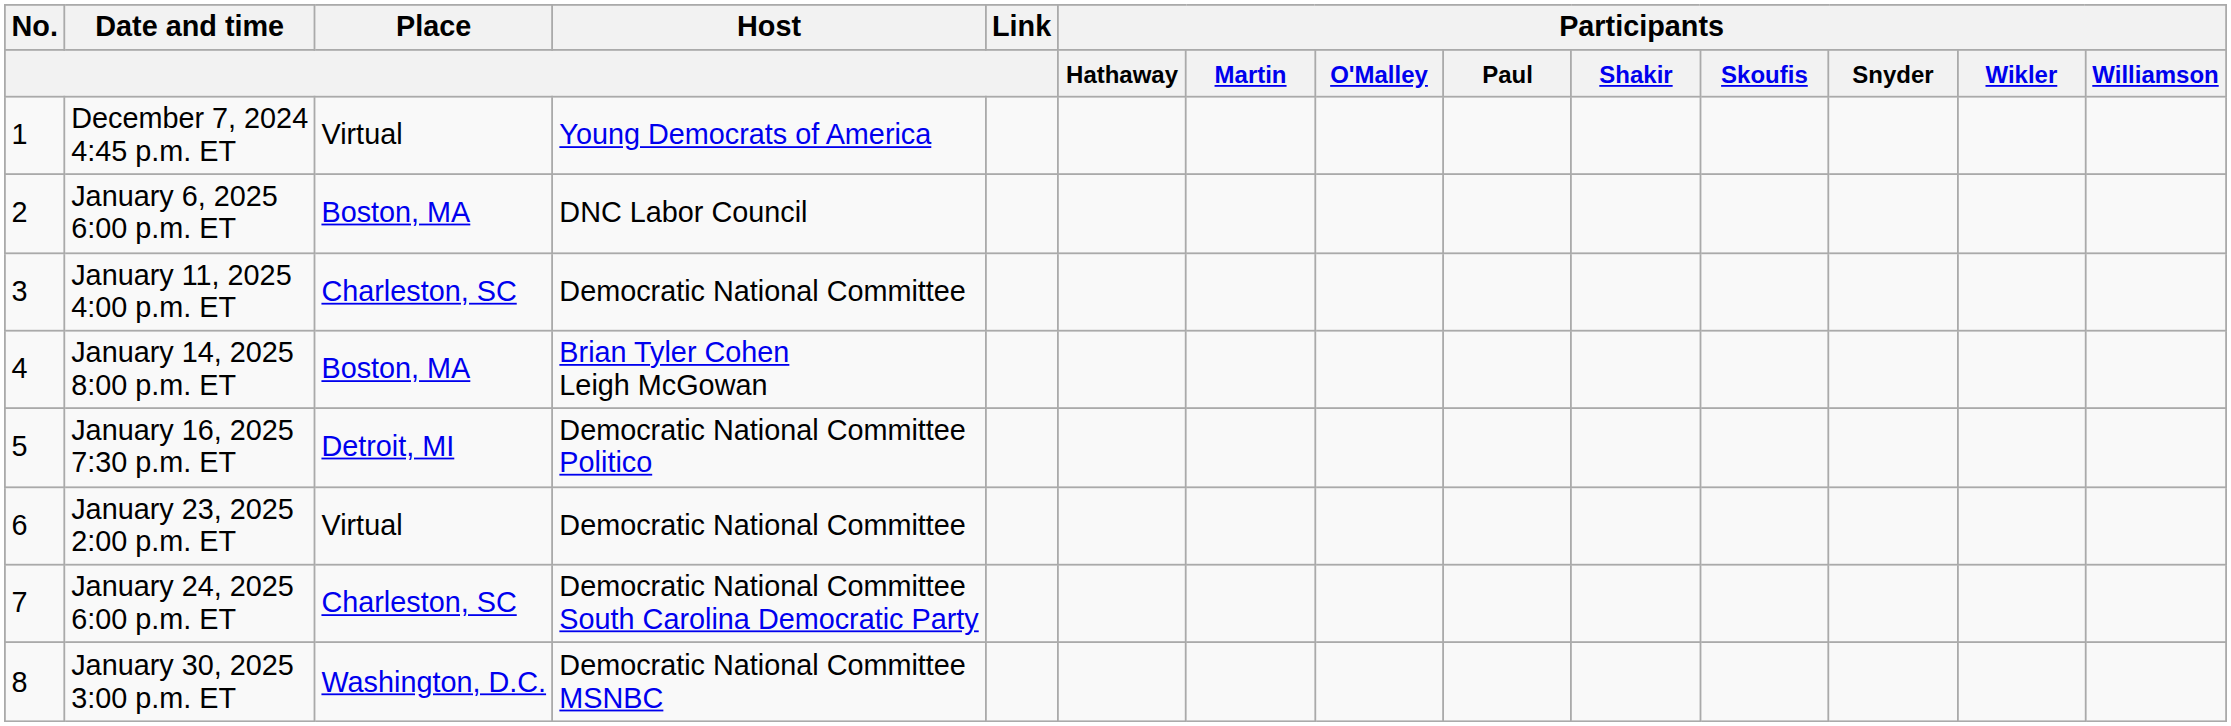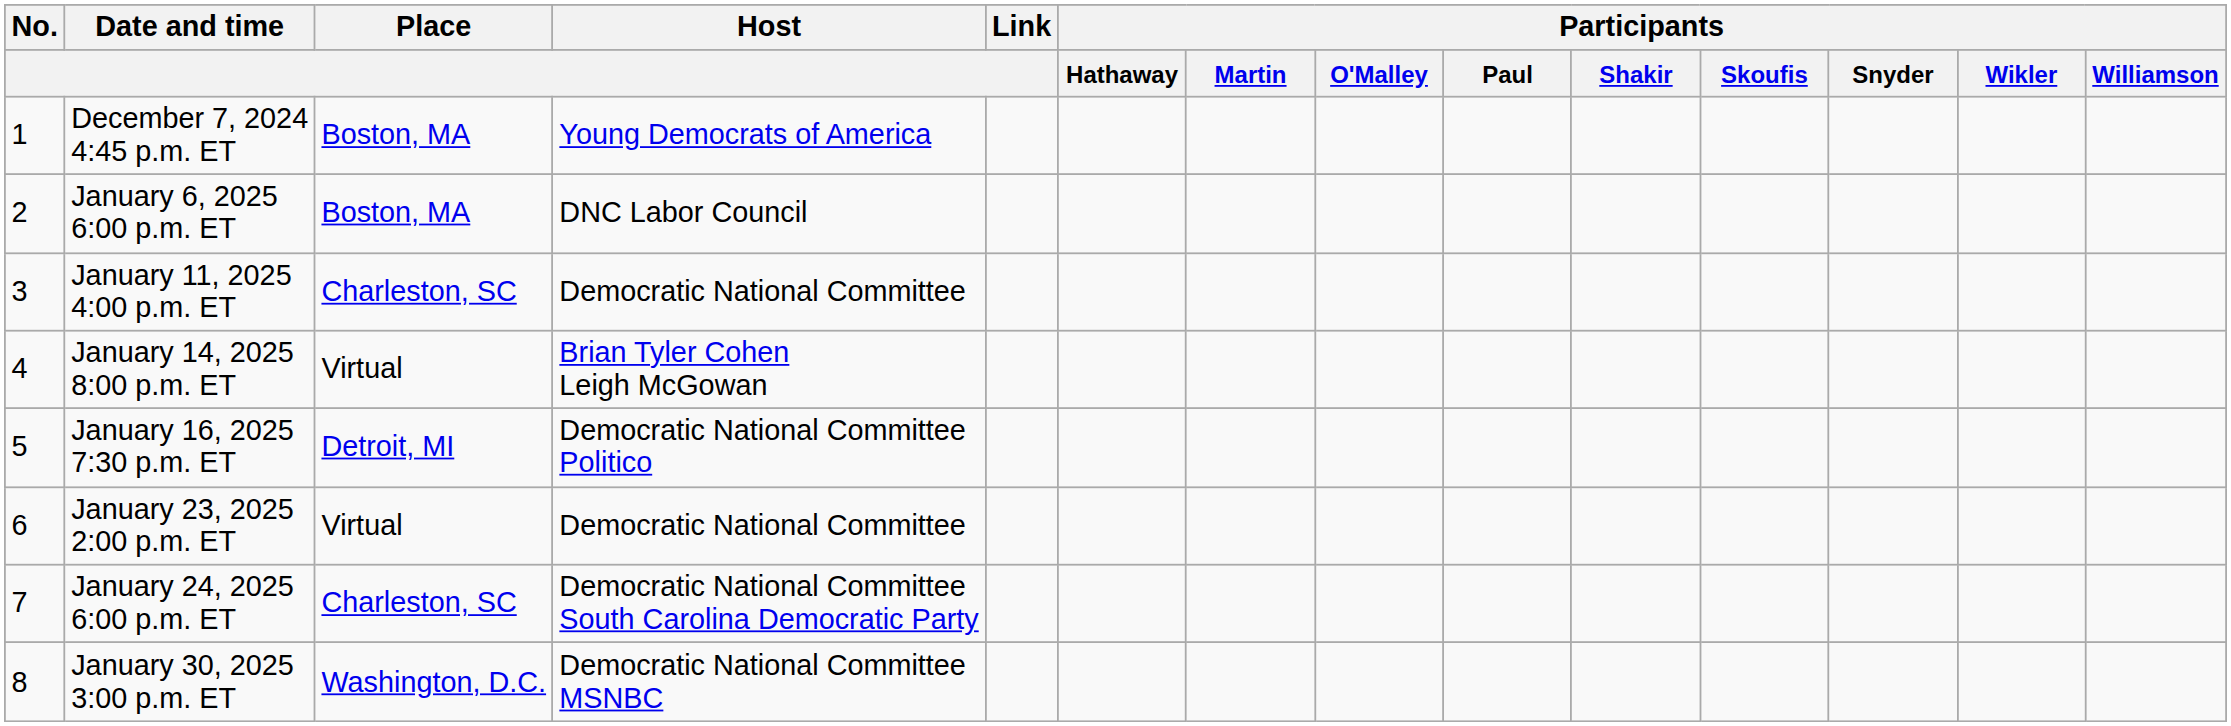(362, 134) Virtual -> (396, 134) Boston, MA
(396, 369) Boston, MA -> (362, 369) Virtual
